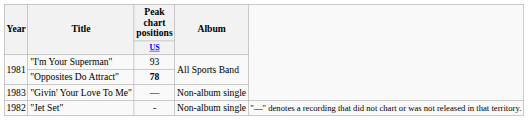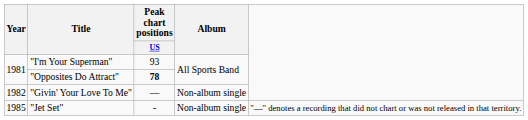(16, 92) 1983 -> (16, 92) 1982
(16, 108) 1982 -> (16, 108) 1985
